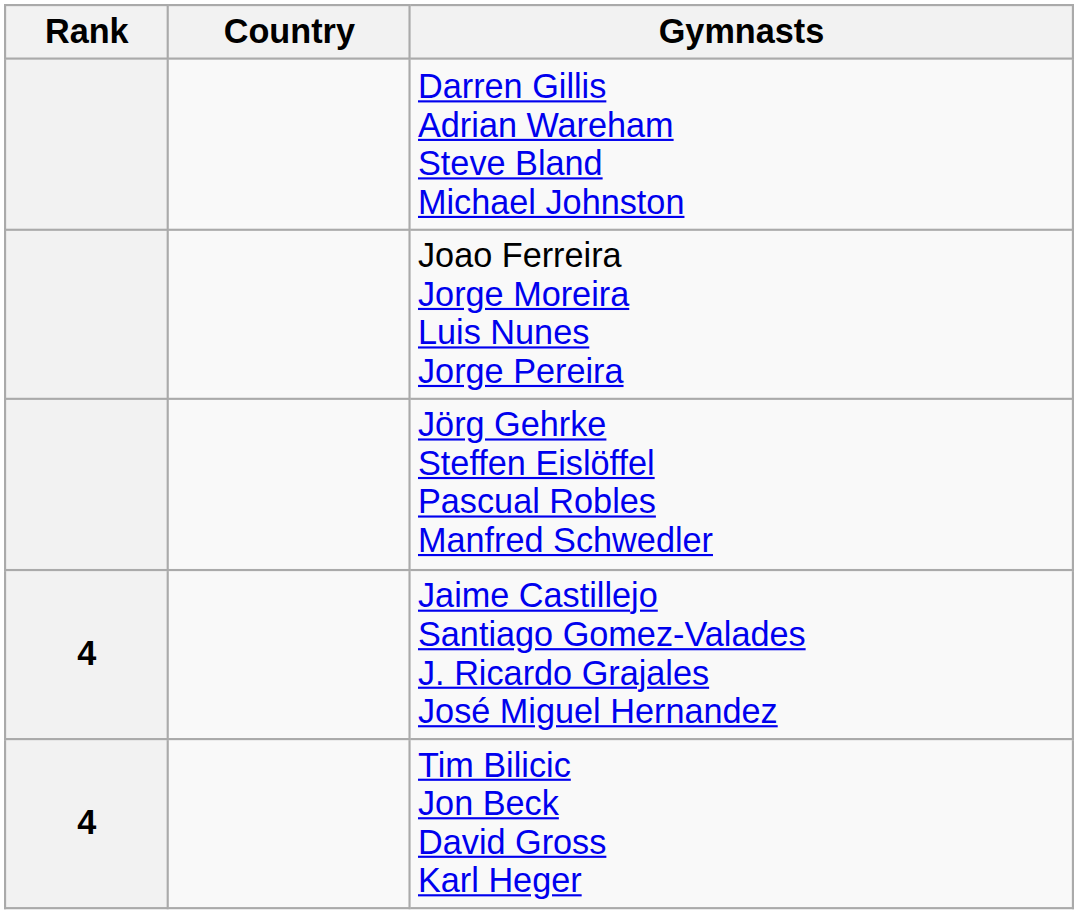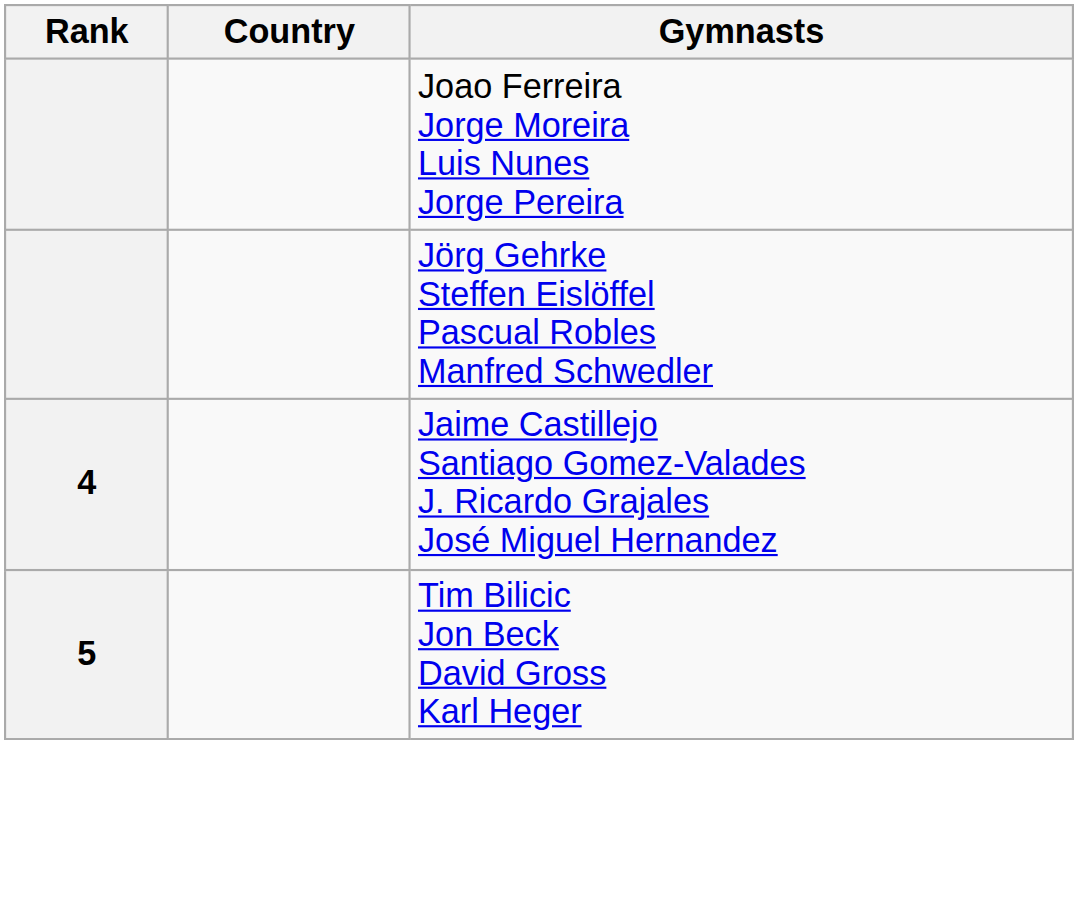- row: (551, 143)
(87, 823) 4 -> (87, 653) 5
